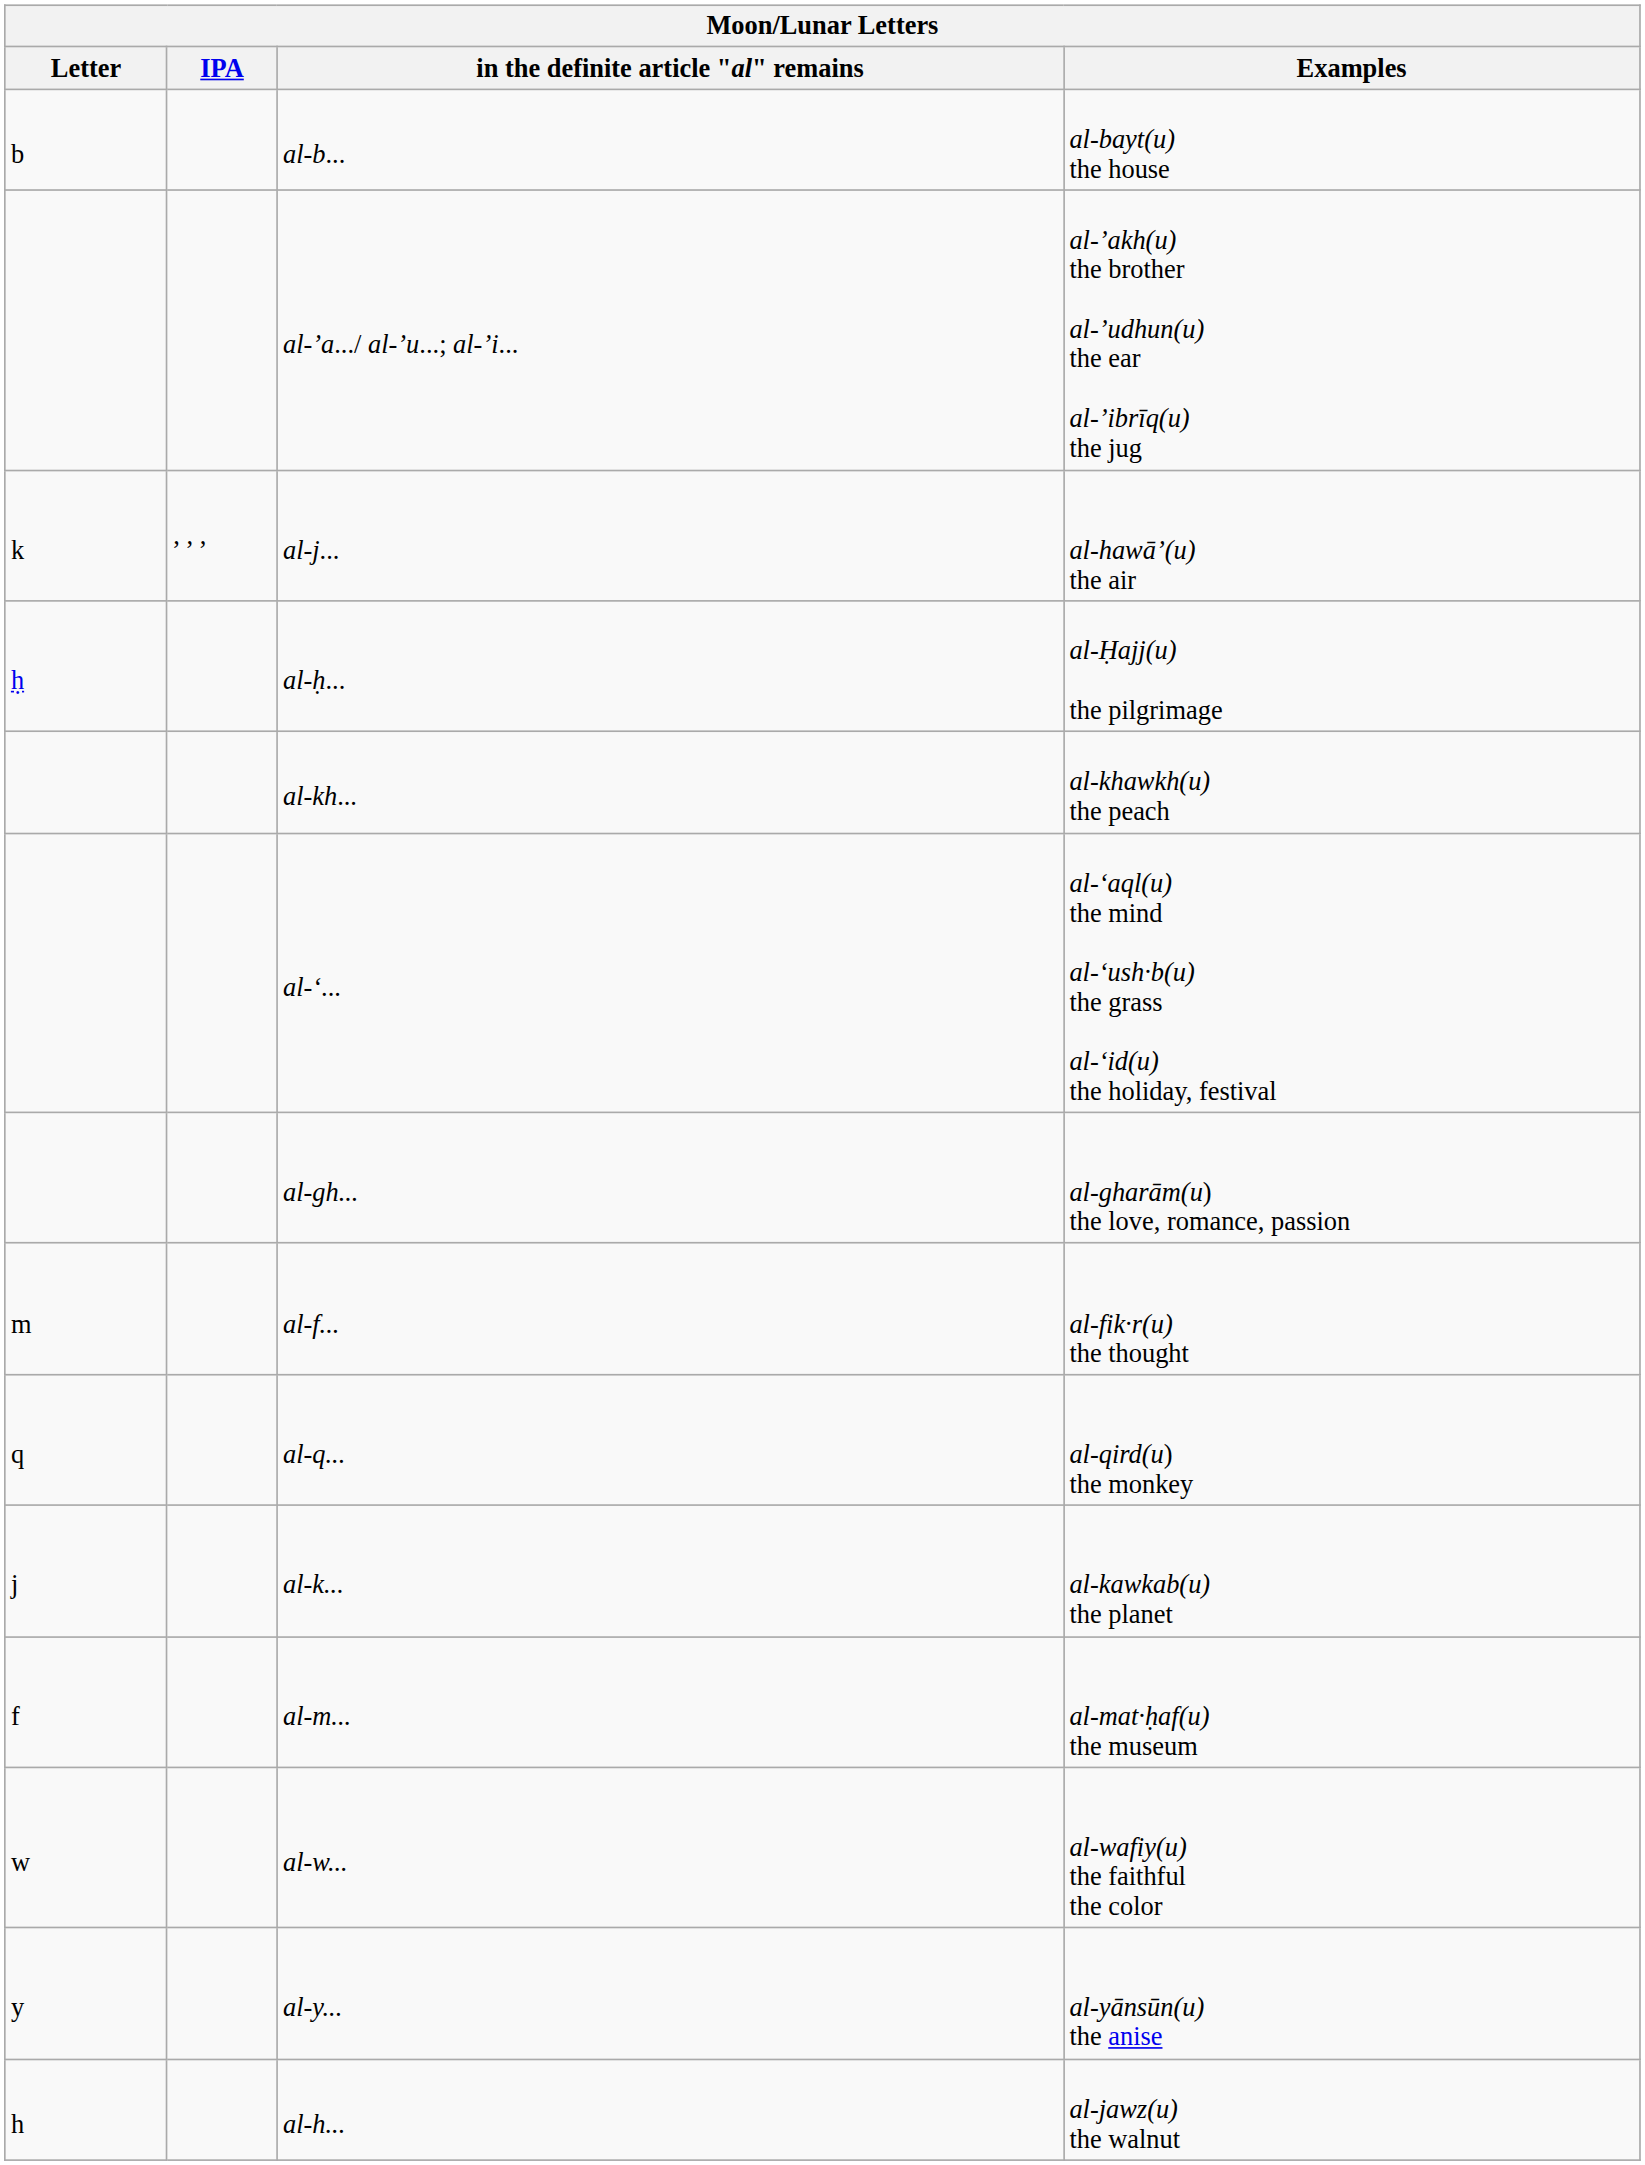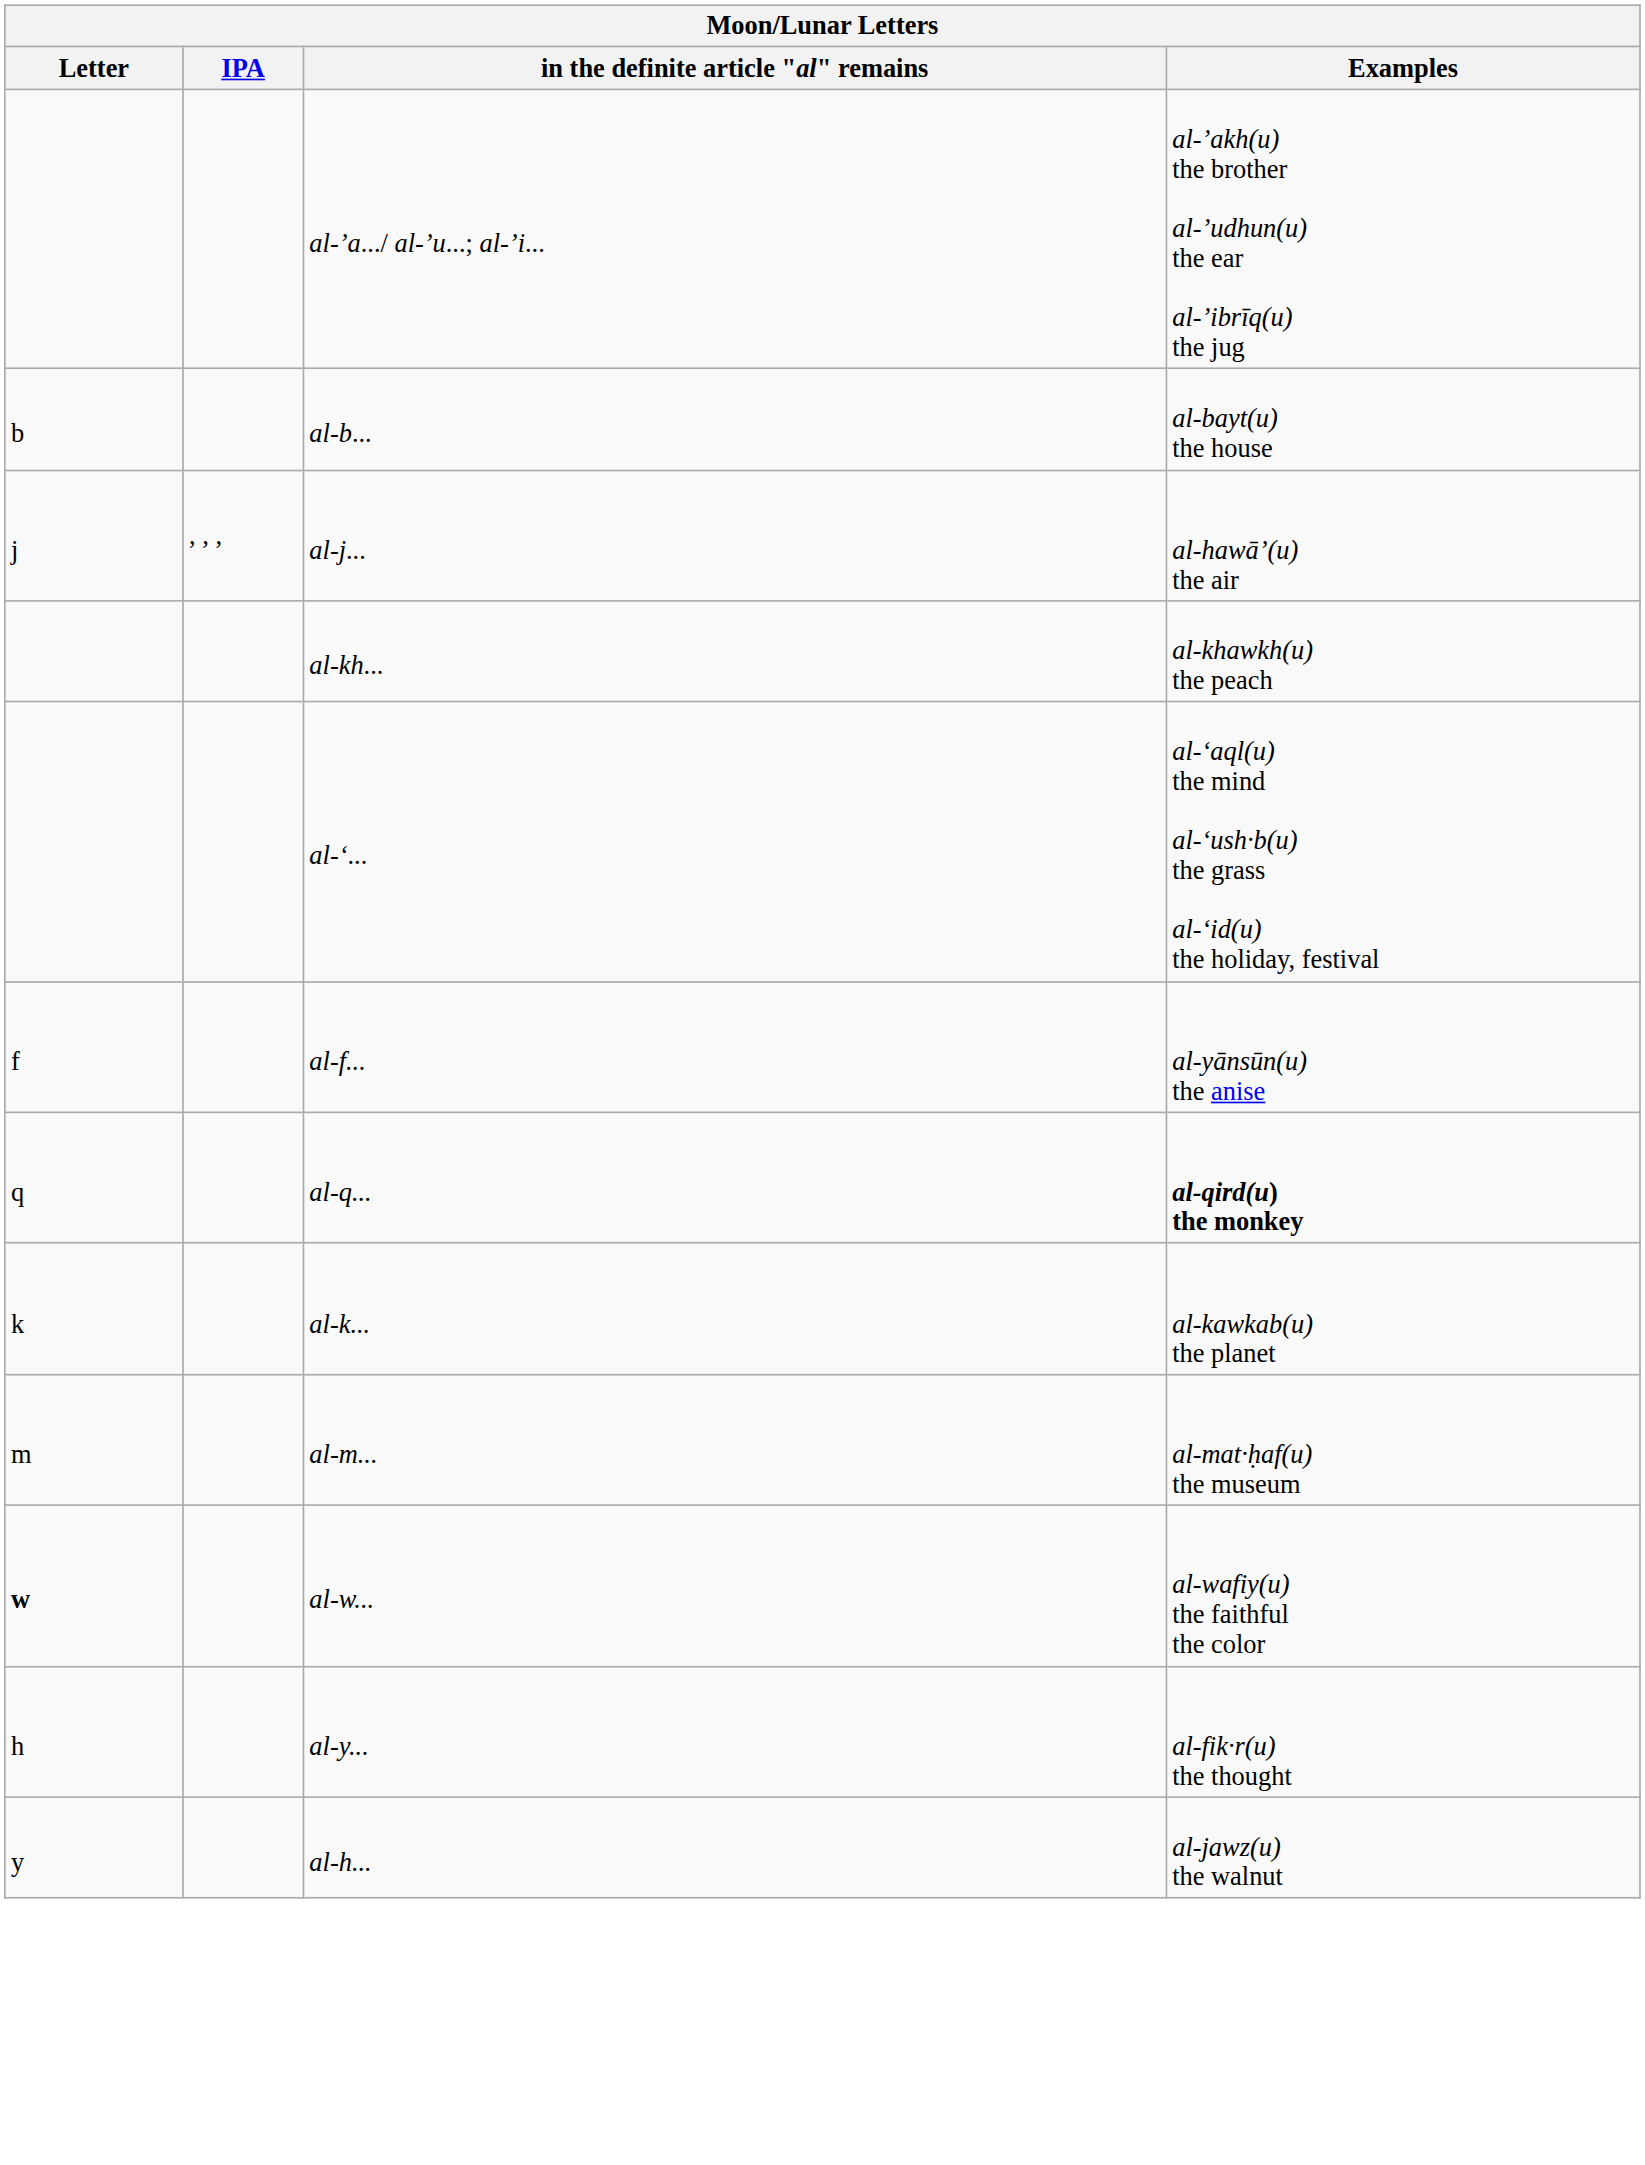rows swapped: (401, 344) <-> (314, 154)
(18, 549) k -> (15, 549) j
- row: (314, 680)
- row: (321, 1192)
(21, 1323) m -> (15, 1061) f
(1129, 1338) al-fik·r(u) the thought -> (1240, 1076) al-yānsūn(u) the anise
(1131, 1469) normal -> (1238, 1207) bold
(15, 1585) j -> (18, 1323) k
(15, 1716) f -> (21, 1454) m
(20, 1862) normal -> (20, 1600) bold
(18, 2007) y -> (18, 1745) h
(1137, 2022) al-yānsūn(u) the anise -> (1232, 1760) al-fik·r(u) the thought
(18, 2124) h -> (18, 1862) y
